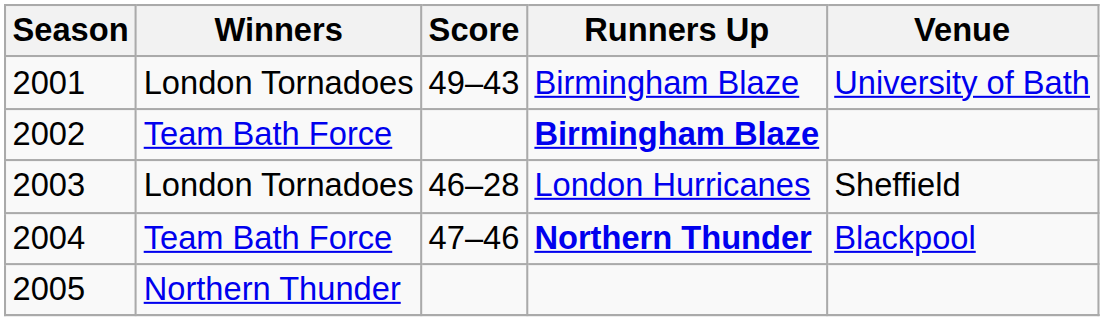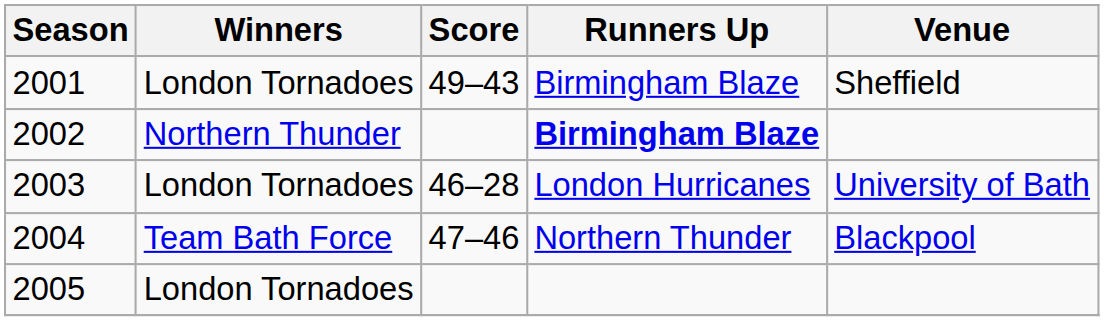(962, 82) University of Bath -> (897, 82) Sheffield
(268, 133) Team Bath Force -> (272, 133) Northern Thunder
(897, 185) Sheffield -> (962, 185) University of Bath
(673, 237) bold -> (663, 237) normal
(272, 289) Northern Thunder -> (279, 289) London Tornadoes
